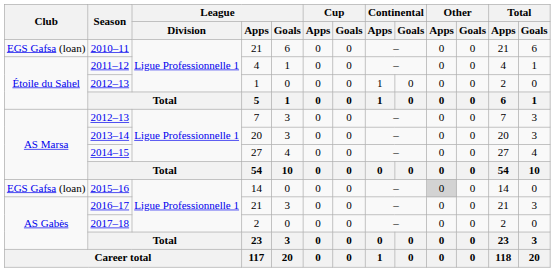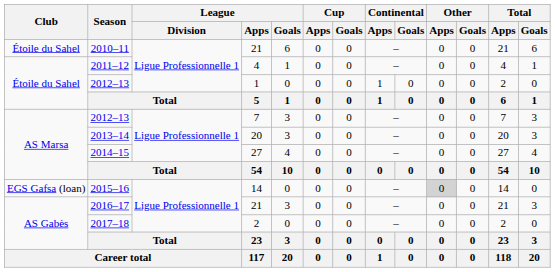(46, 48) EGS Gafsa (loan) -> (46, 48) Étoile du Sahel
